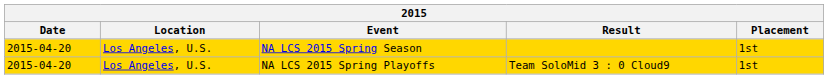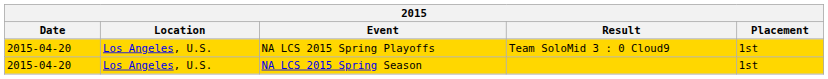rows swapped: (342, 48) <-> (348, 65)
